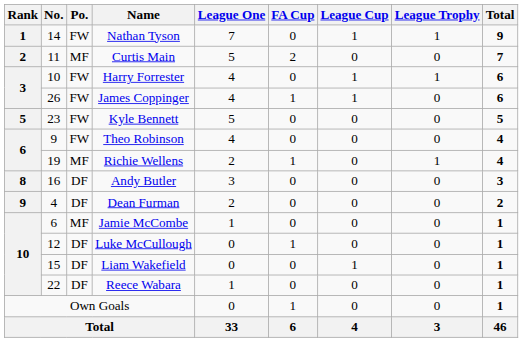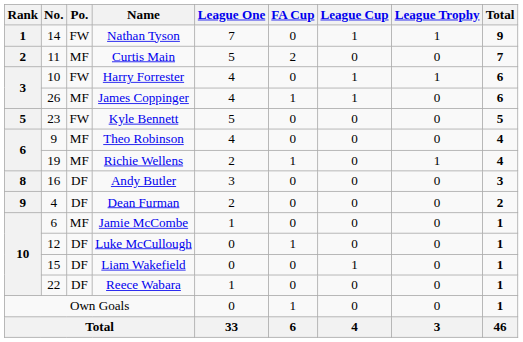(79, 98) FW -> (79, 98) MF
(79, 139) FW -> (79, 139) MF
